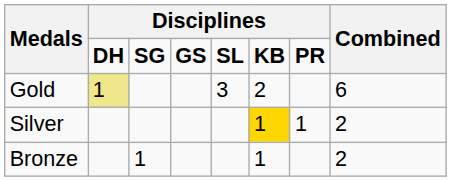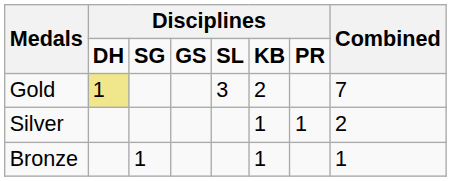(341, 90) 6 -> (341, 90) 7
(260, 124) gold background -> (260, 124) no background
(341, 158) 2 -> (341, 158) 1
